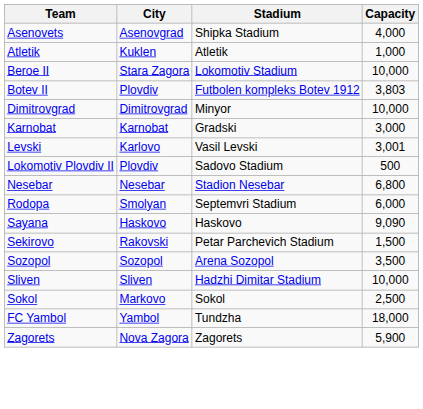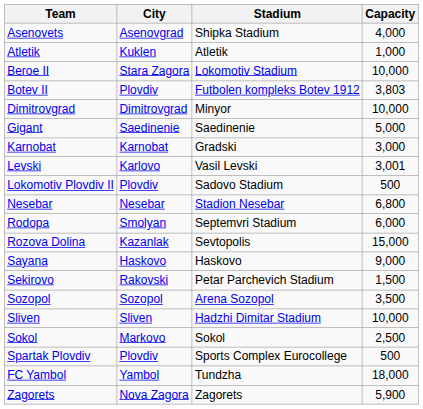+ row: (25, 128)
+ row: (46, 242)
(390, 223) 9,090 -> (390, 261) 9,000
+ row: (49, 356)
